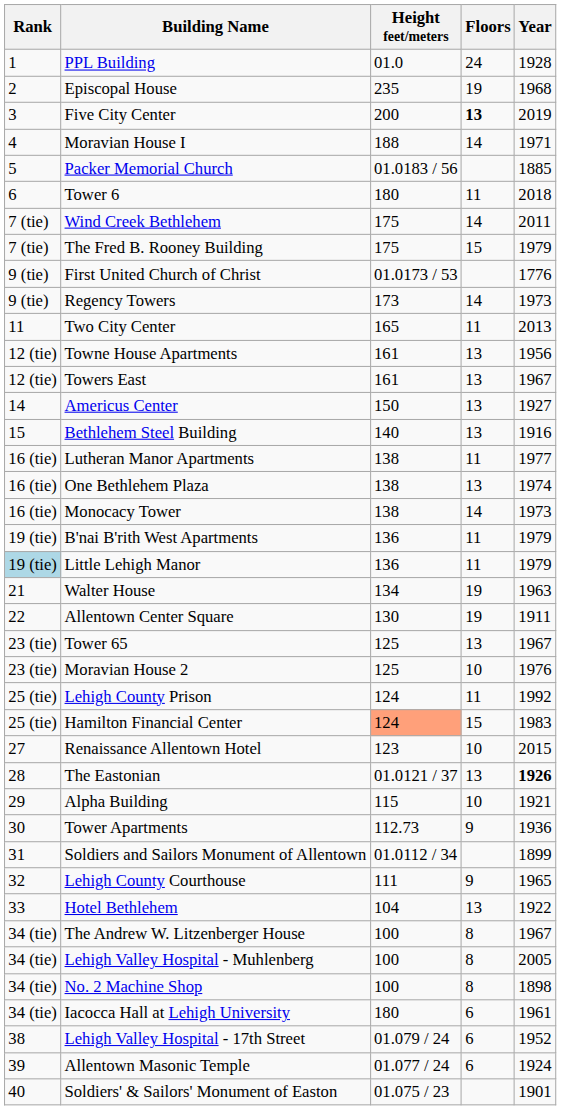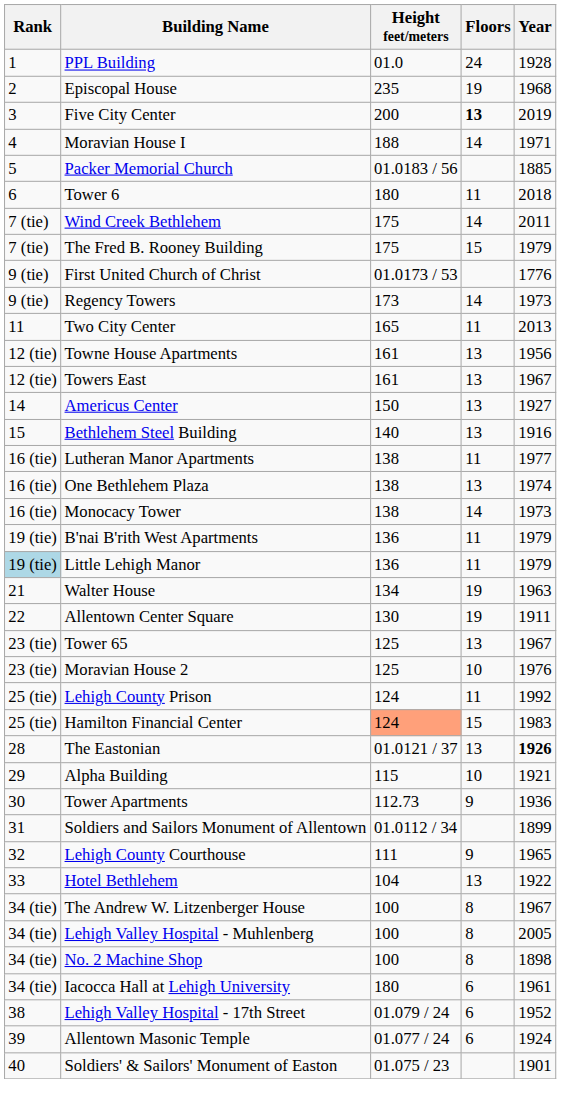- row: (163, 748)
